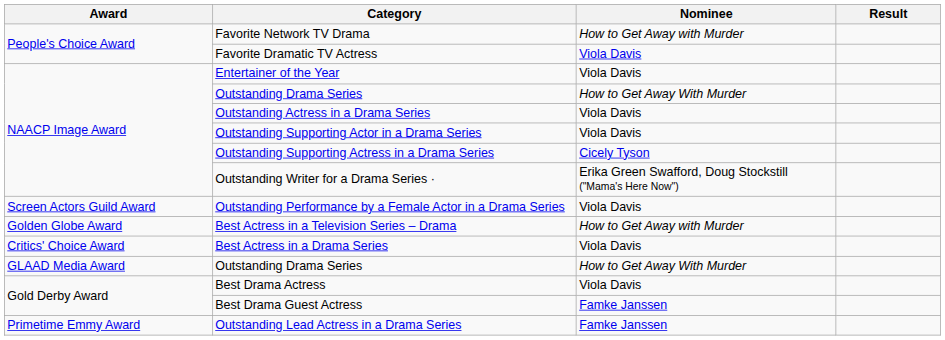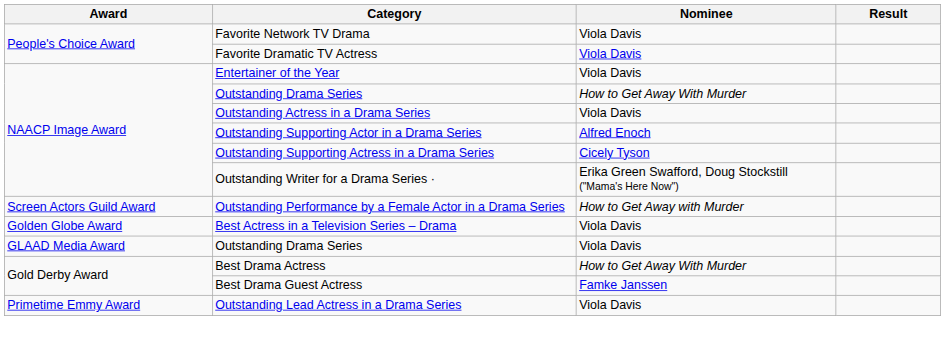(661, 34) How to Get Away with Murder -> (610, 34) Viola Davis
(610, 133) Viola Davis -> (615, 133) Alfred Enoch
(610, 206) Viola Davis -> (661, 206) How to Get Away with Murder
(661, 226) How to Get Away with Murder -> (610, 226) Viola Davis
- row: (66, 246)
(663, 265) How to Get Away With Murder -> (610, 246) Viola Davis
(610, 285) Viola Davis -> (663, 265) How to Get Away With Murder
(623, 325) Famke Janssen -> (610, 305) Viola Davis
